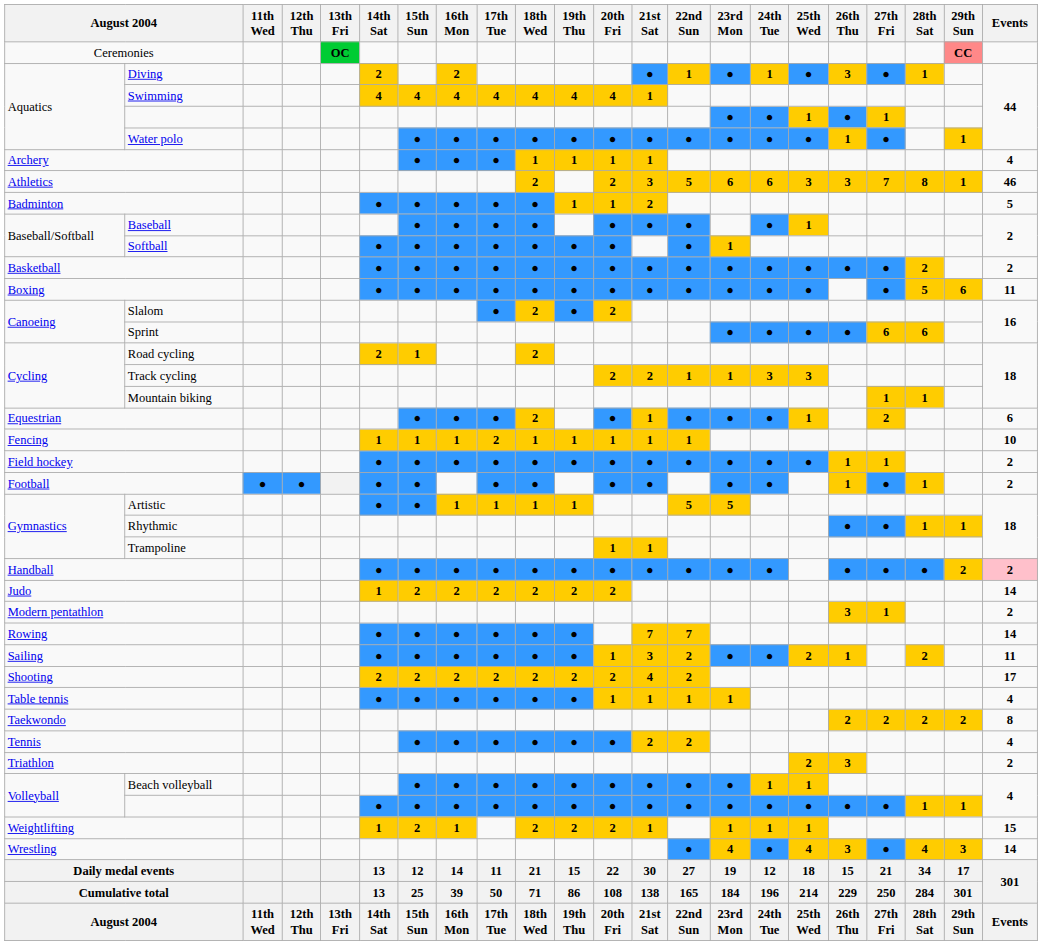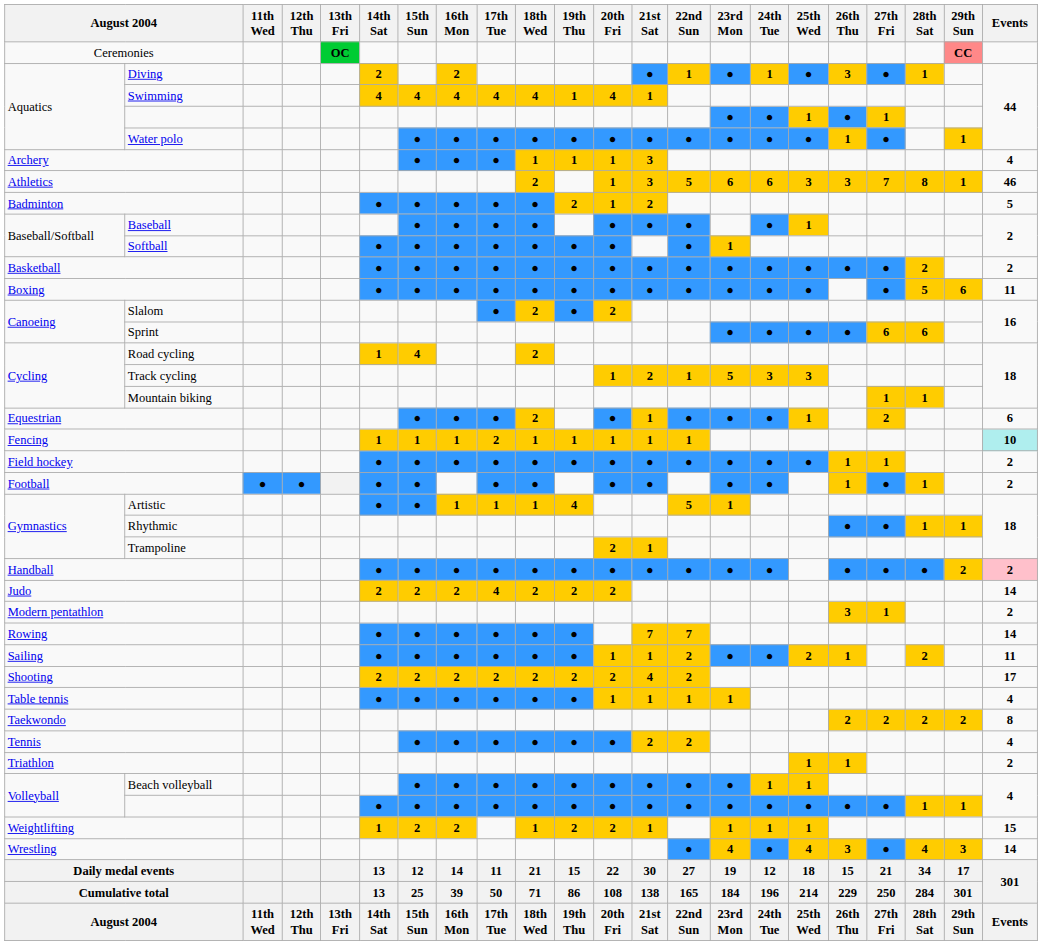(574, 95) 4 -> (574, 95) 1
(650, 160) 1 -> (650, 160) 3
(613, 182) 2 -> (613, 182) 1
(574, 203) 1 -> (574, 203) 2
(379, 354) 2 -> (379, 354) 1
(417, 354) 1 -> (417, 354) 4
(613, 375) 2 -> (613, 375) 1
(730, 375) 1 -> (730, 375) 5
(1010, 440) no background -> (1010, 440) paleturquoise background
(574, 505) 1 -> (574, 505) 4
(730, 505) 5 -> (730, 505) 1
(613, 548) 1 -> (613, 548) 2
(379, 591) 1 -> (379, 591) 2
(496, 591) 2 -> (496, 591) 4
(650, 655) 3 -> (650, 655) 1
(809, 763) 2 -> (809, 763) 1
(848, 763) 3 -> (848, 763) 1
(457, 828) 1 -> (457, 828) 2
(535, 828) 2 -> (535, 828) 1
